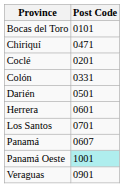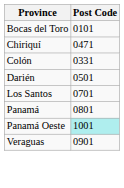- row: (19, 61)
- row: (22, 110)
(83, 142) 0607 -> (83, 110) 0801
